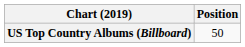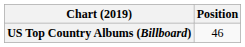(217, 33) 50 -> (217, 33) 46
